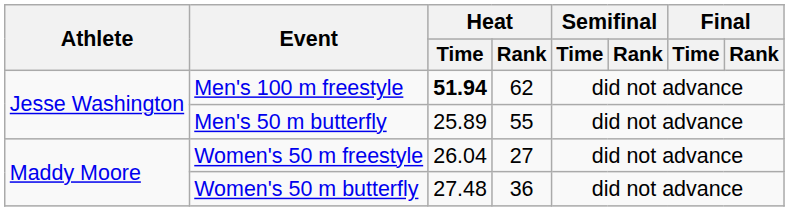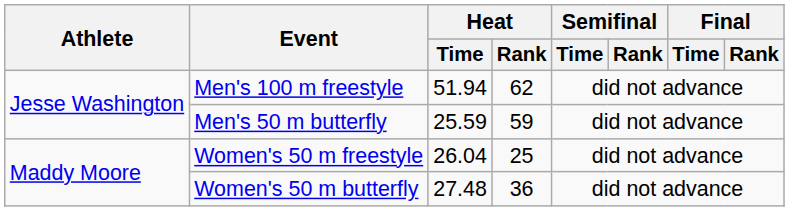(460, 88) bold -> (460, 88) normal
(460, 122) 25.89 -> (460, 122) 25.59
(522, 122) 55 -> (522, 122) 59
(522, 156) 27 -> (522, 156) 25
